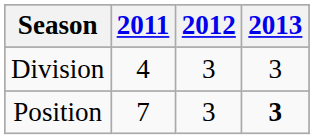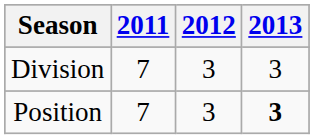(143, 68) 4 -> (143, 68) 7
